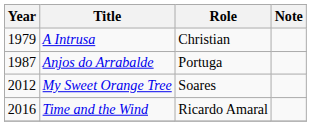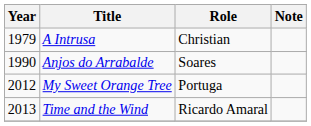(22, 63) 1987 -> (22, 63) 1990
(200, 63) Portuga -> (197, 63) Soares
(197, 86) Soares -> (200, 86) Portuga
(22, 109) 2016 -> (22, 109) 2013
